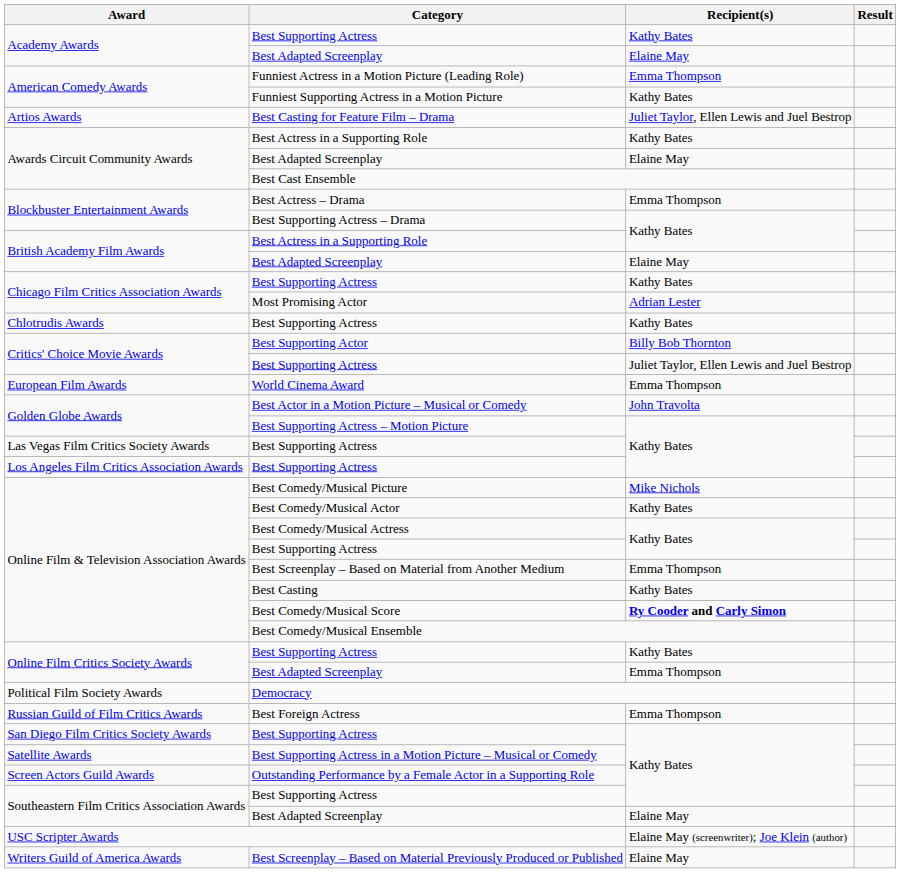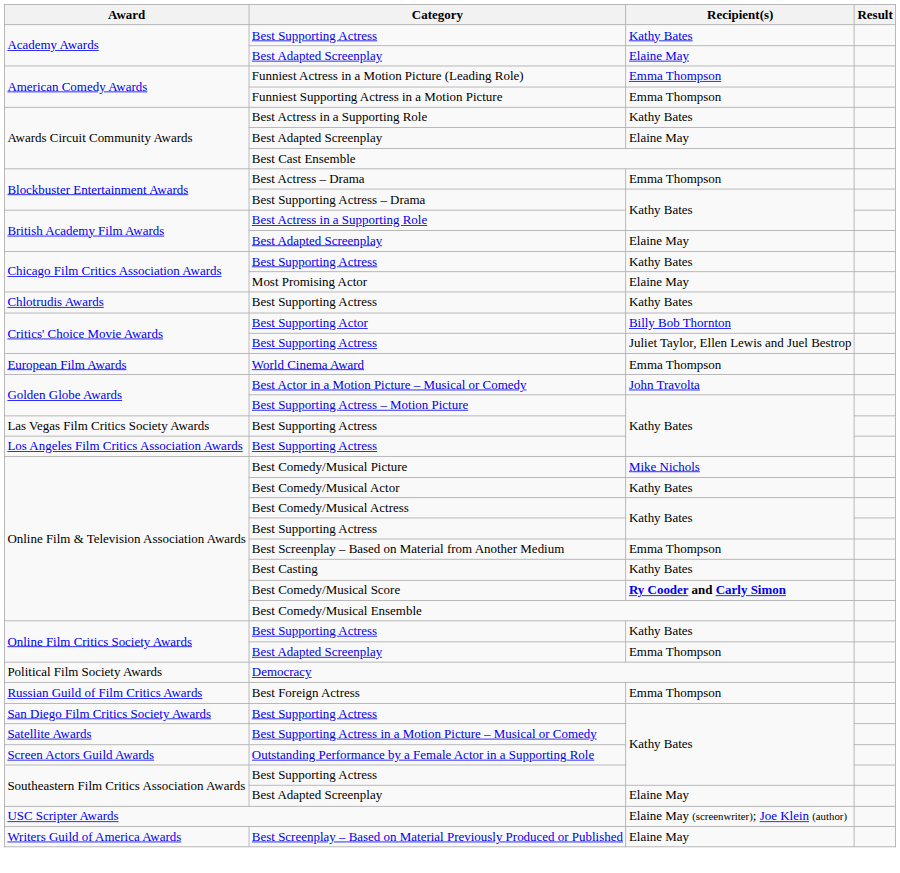(661, 96) Kathy Bates -> (675, 96) Emma Thompson
- row: (44, 117)
(665, 302) Adrian Lester -> (659, 281) Elaine May
